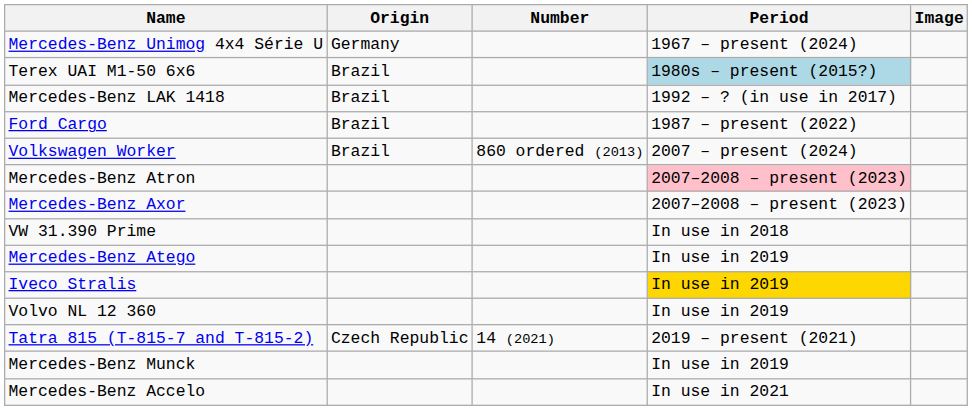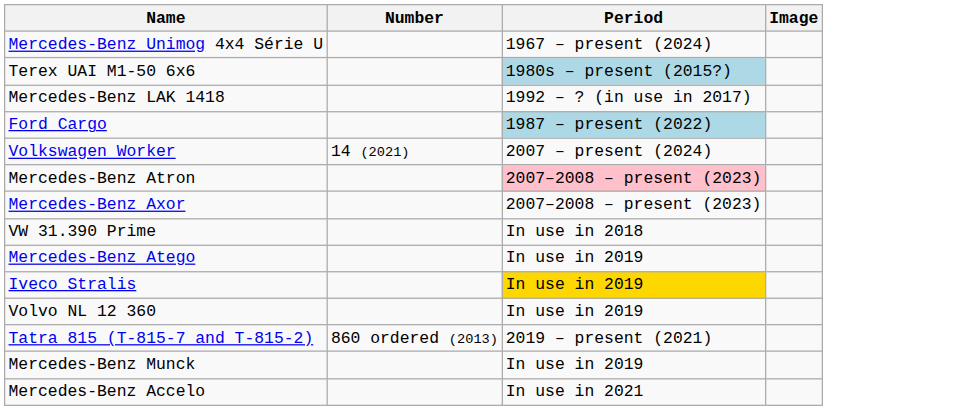- column: (400, 18)
(754, 125) no background -> (609, 125) lightblue background
(560, 151) 860 ordered (2013) -> (370, 151) 14 (2021)
(516, 338) 14 (2021) -> (414, 338) 860 ordered (2013)
